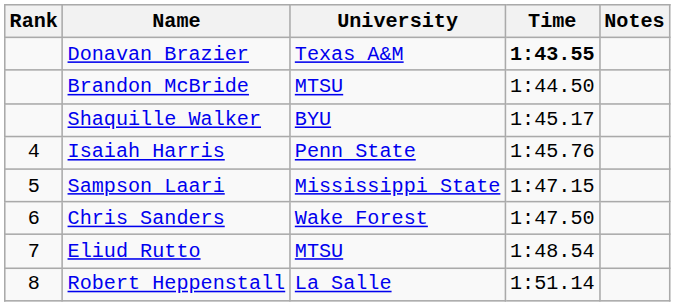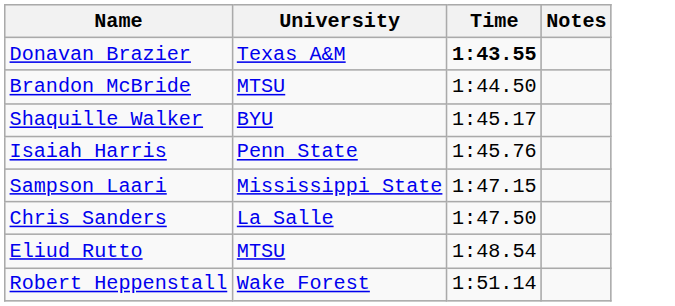- column: (34, 21)
(361, 218) Wake Forest -> (285, 218) La Salle
(343, 284) La Salle -> (303, 284) Wake Forest
